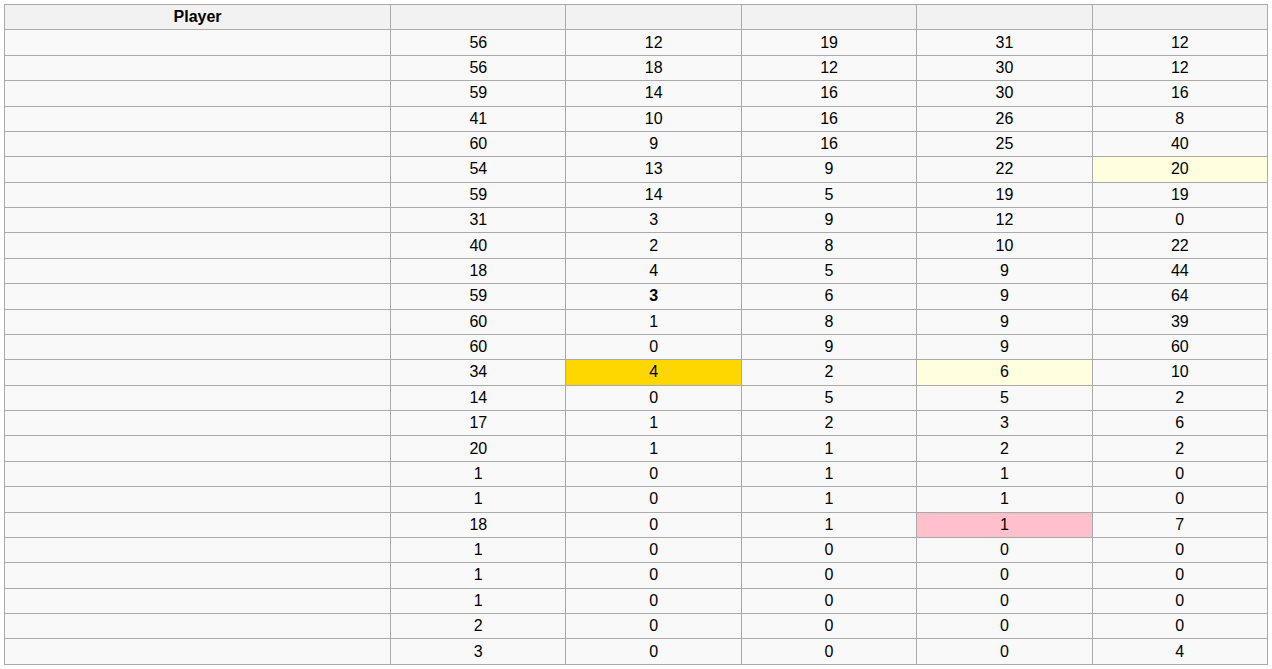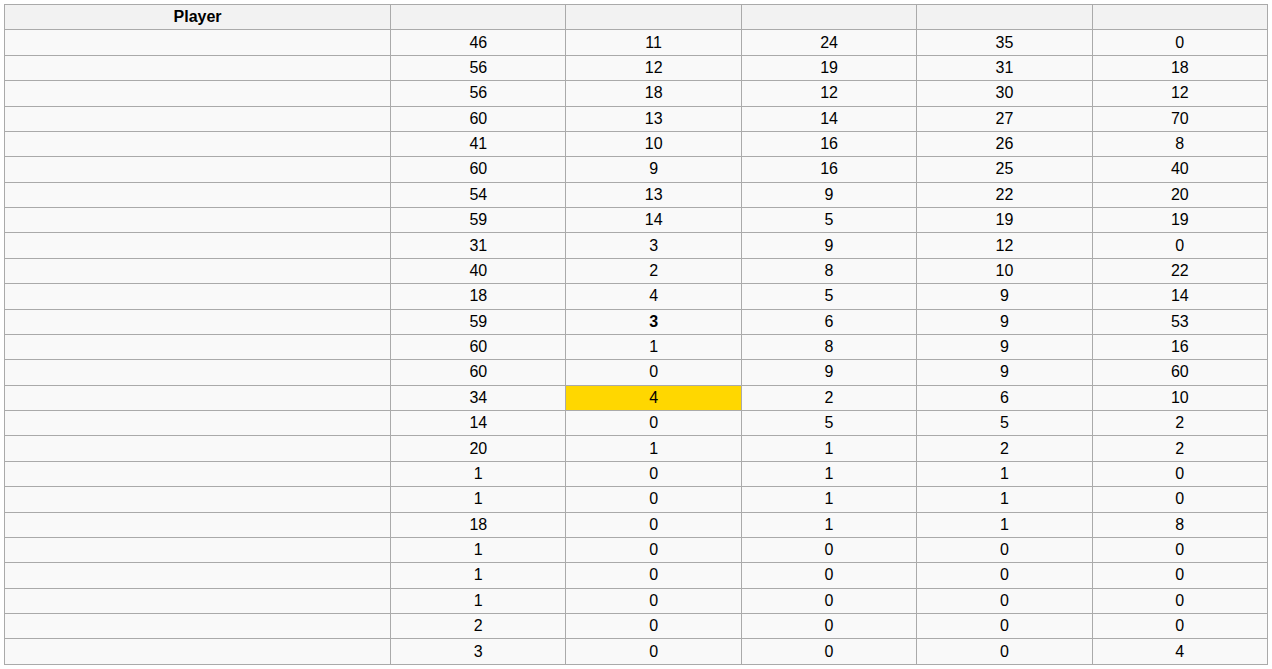+ row: (478, 42)
(1180, 42) 12 -> (1180, 67) 18
- row: (478, 93)
+ row: (478, 118)
(1180, 169) lightyellow background -> (1180, 194) no background
(1180, 270) 44 -> (1180, 296) 14
(1180, 296) 64 -> (1180, 321) 53
(1180, 321) 39 -> (1180, 347) 16
(1004, 372) lightyellow background -> (1004, 397) no background
- row: (478, 423)
(1004, 524) pink background -> (1004, 524) no background
(1180, 524) 7 -> (1180, 524) 8
